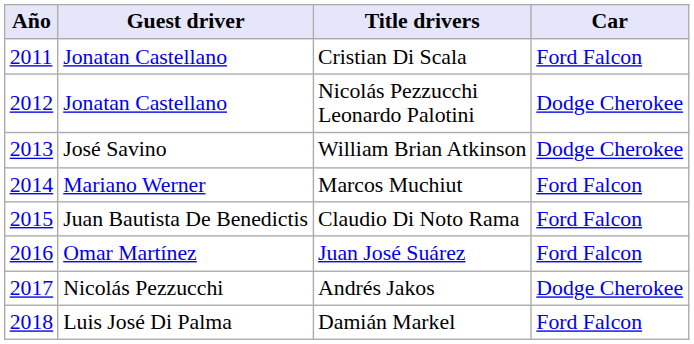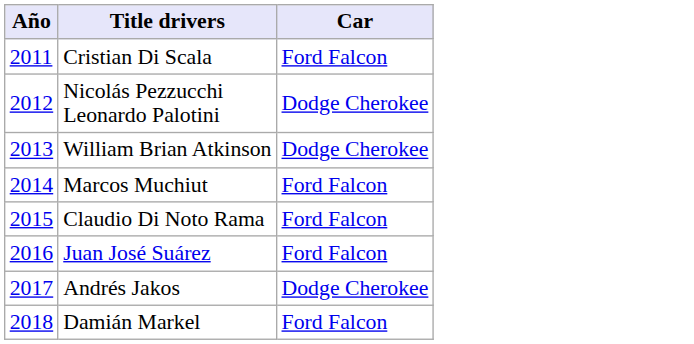- column: (186, 21)
